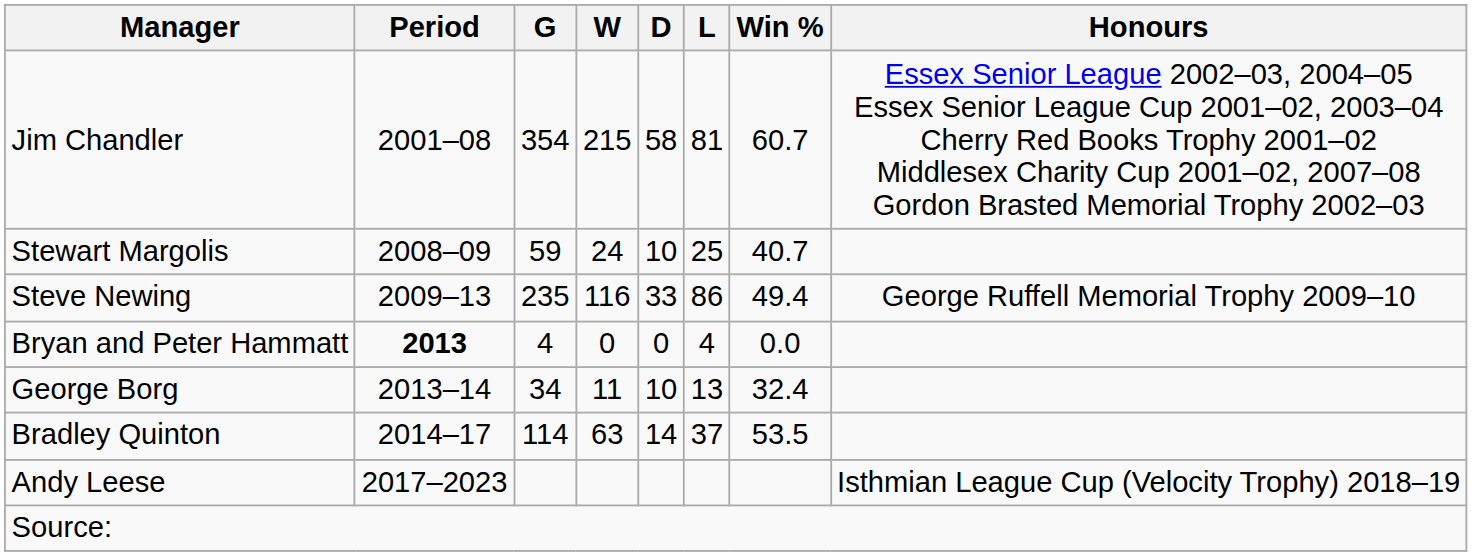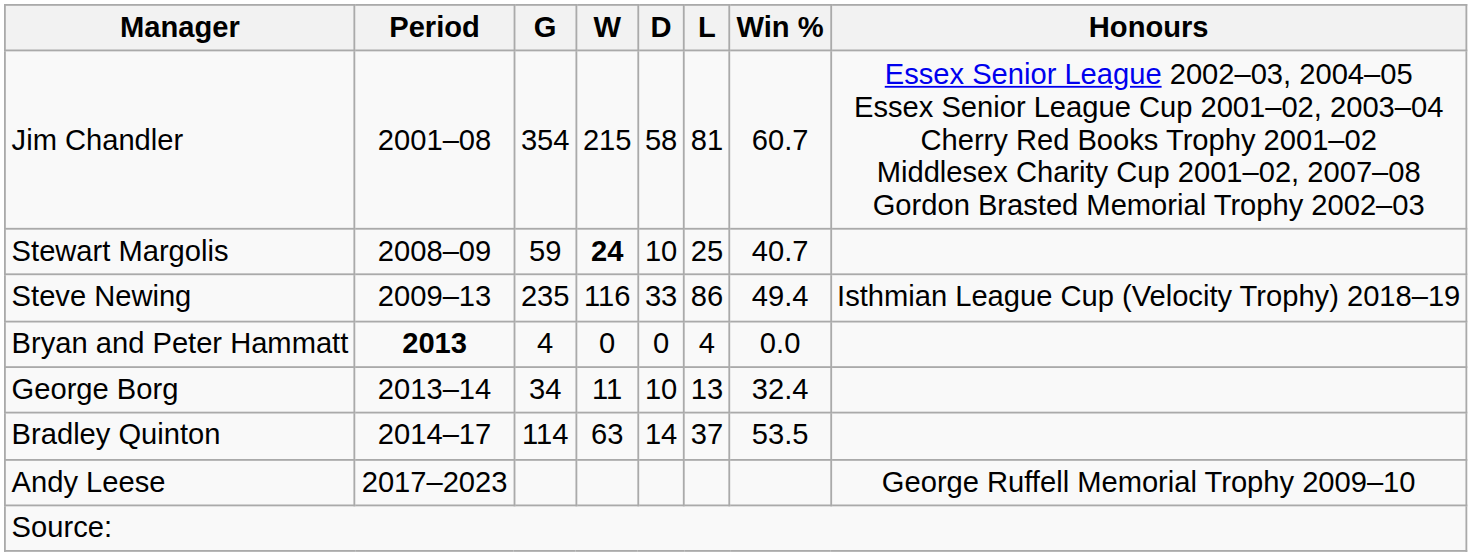(607, 250) normal -> (607, 250) bold
(1149, 297) George Ruffell Memorial Trophy 2009–10 -> (1149, 297) Isthmian League Cup (Velocity Trophy) 2018–19
(1149, 481) Isthmian League Cup (Velocity Trophy) 2018–19 -> (1149, 481) George Ruffell Memorial Trophy 2009–10
